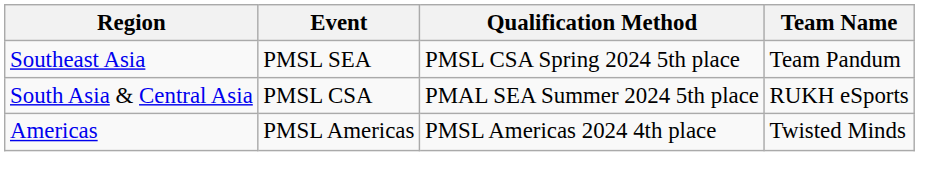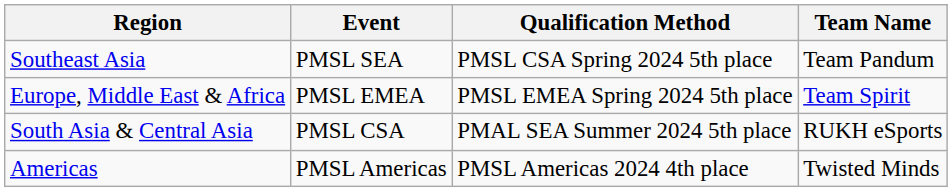+ row: (148, 95)
